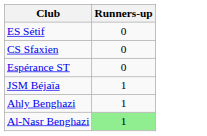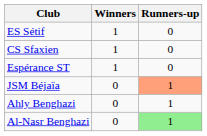+ column: (115, 13)
(124, 85) no background -> (170, 85) lightsalmon background
